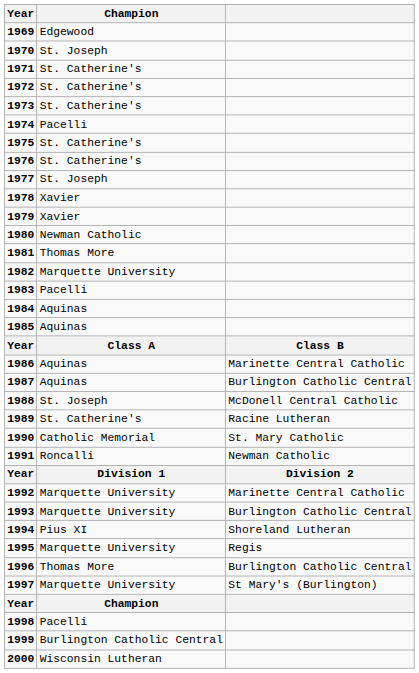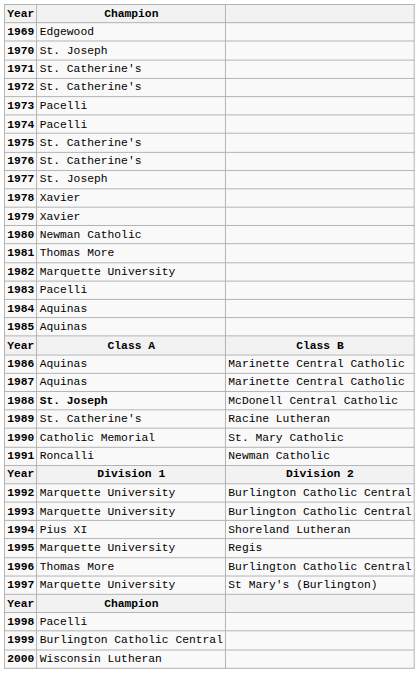(91, 106) St. Catherine's -> (63, 106) Pacelli
(320, 382) Burlington Catholic Central -> (317, 382) Marinette Central Catholic
(74, 401) normal -> (74, 401) bold
(317, 493) Marinette Central Catholic -> (320, 493) Burlington Catholic Central
